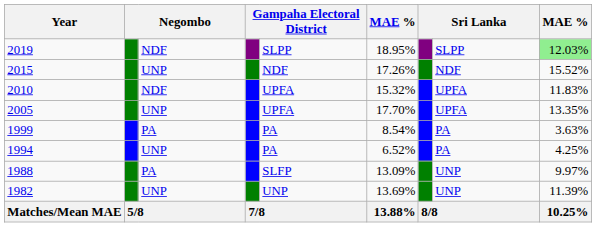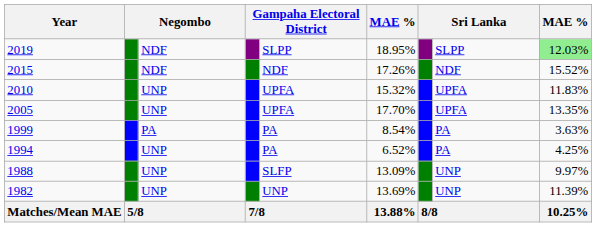(154, 69) UNP -> (154, 69) NDF
(154, 89) NDF -> (154, 89) UNP
(149, 171) PA -> (154, 171) UNP
